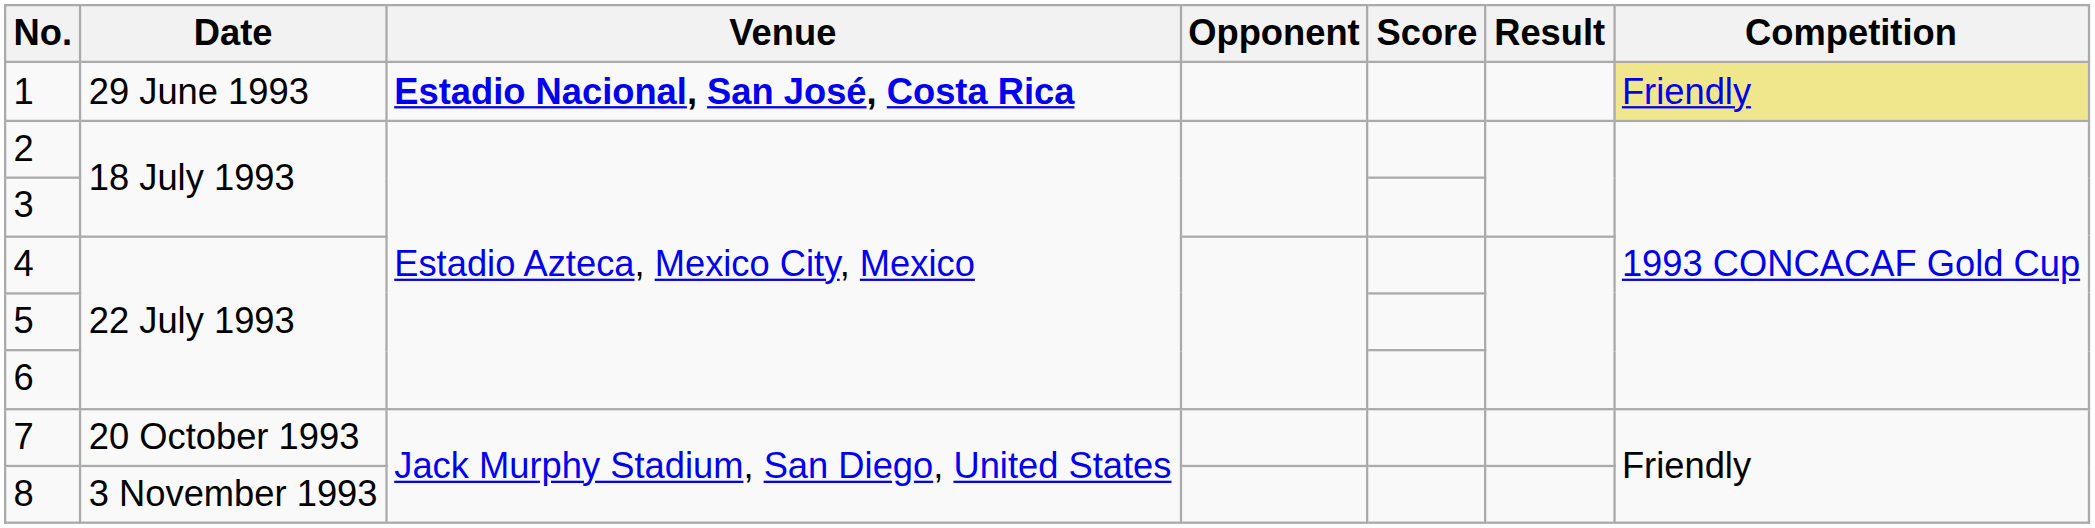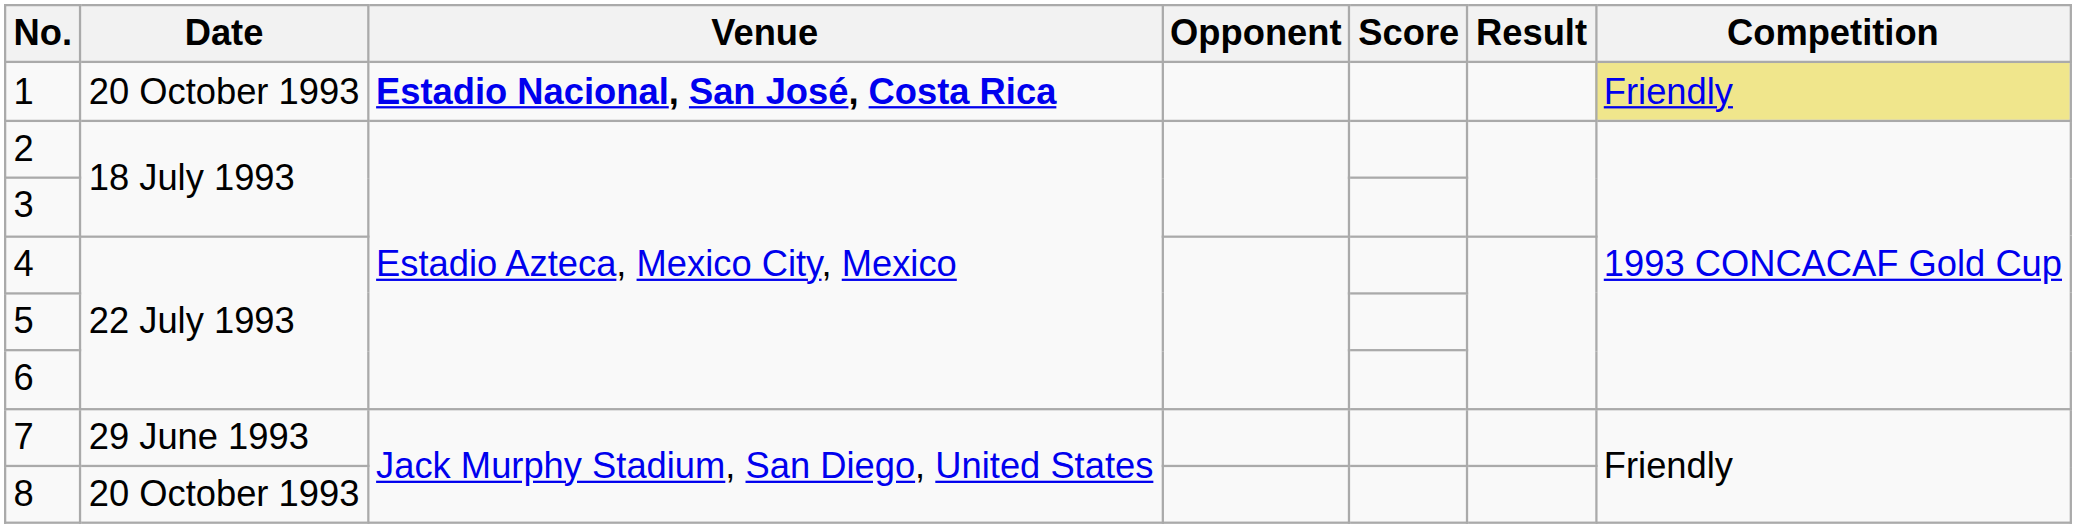(199, 90) 29 June 1993 -> (224, 90) 20 October 1993
(224, 436) 20 October 1993 -> (199, 436) 29 June 1993
(233, 494) 3 November 1993 -> (224, 494) 20 October 1993
